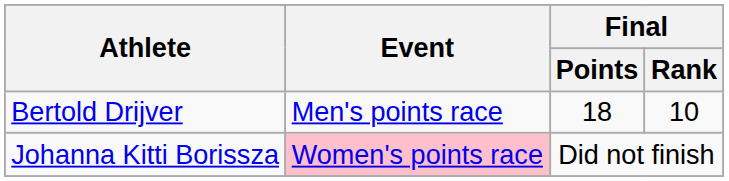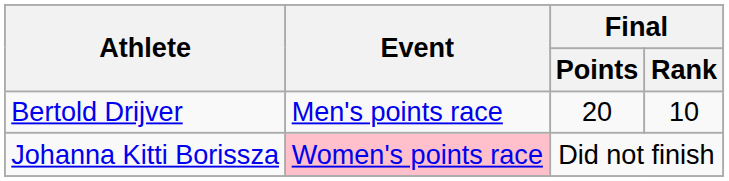(597, 112) 18 -> (597, 112) 20
